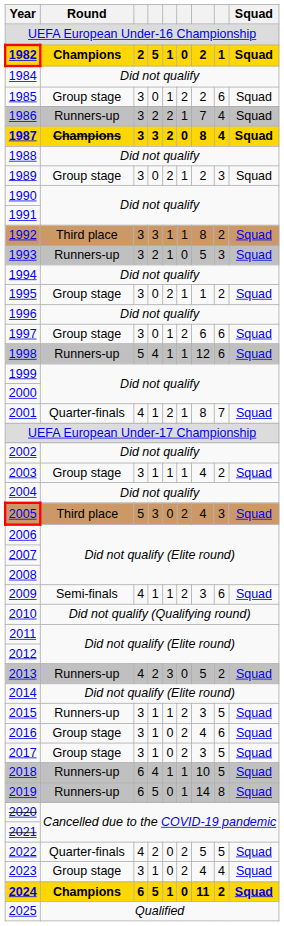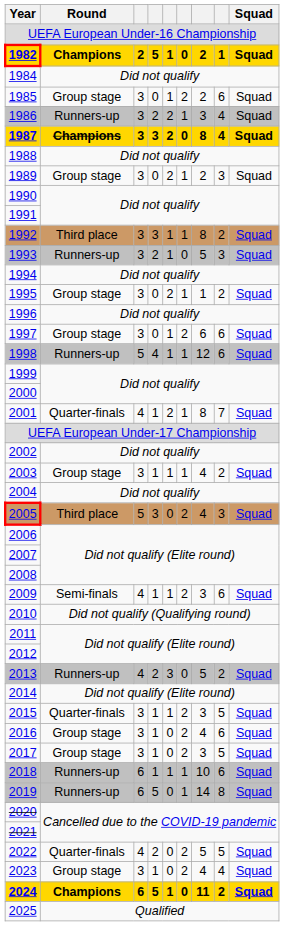(203, 116) 7 -> (203, 116) 3
(87, 713) Runners-up -> (87, 713) Quarter-finals
(155, 772) 4 -> (155, 772) 1
(221, 772) 5 -> (221, 772) 6
